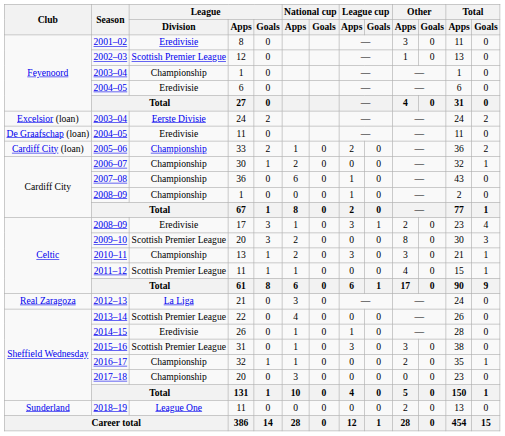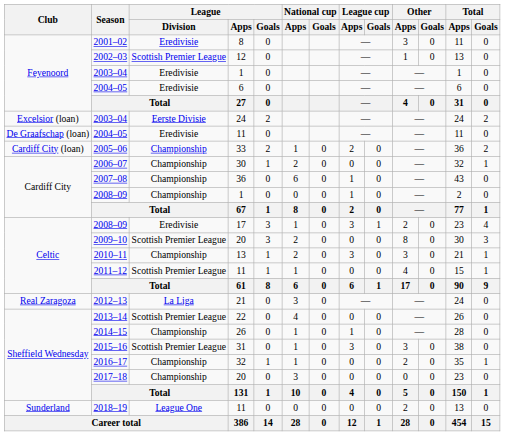(179, 73) Championship -> (179, 73) Eredivisie
(179, 331) Eredivisie -> (179, 331) Championship
